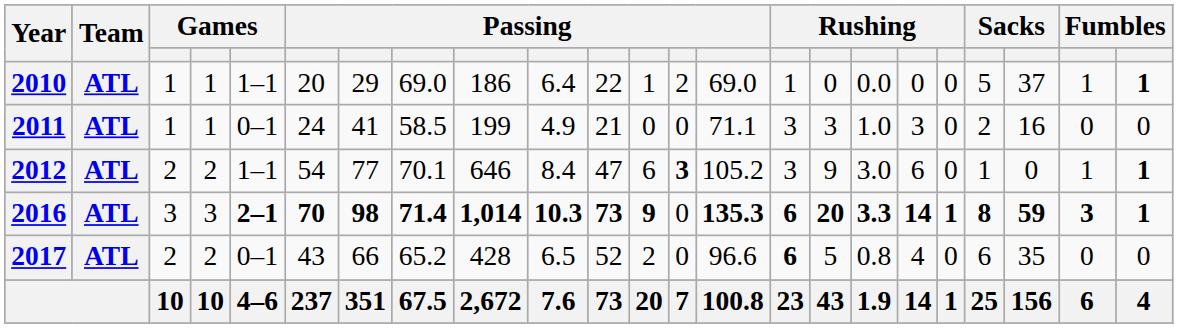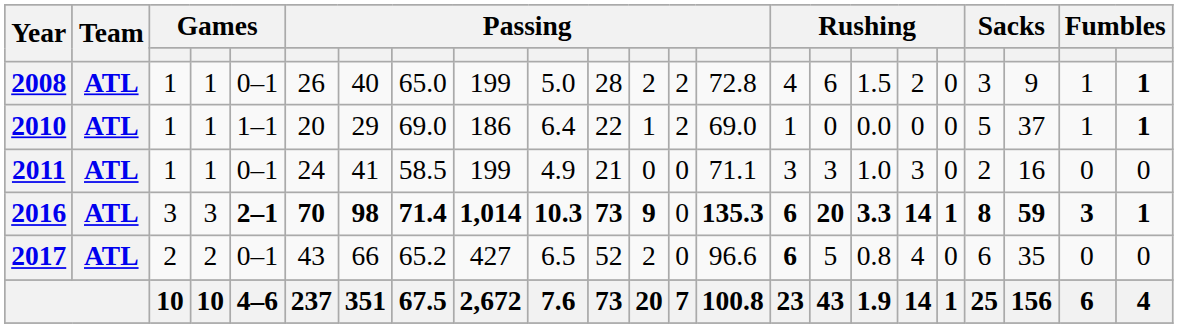+ row: (39, 82)
- row: (39, 169)
(490, 257) 428 -> (490, 257) 427
